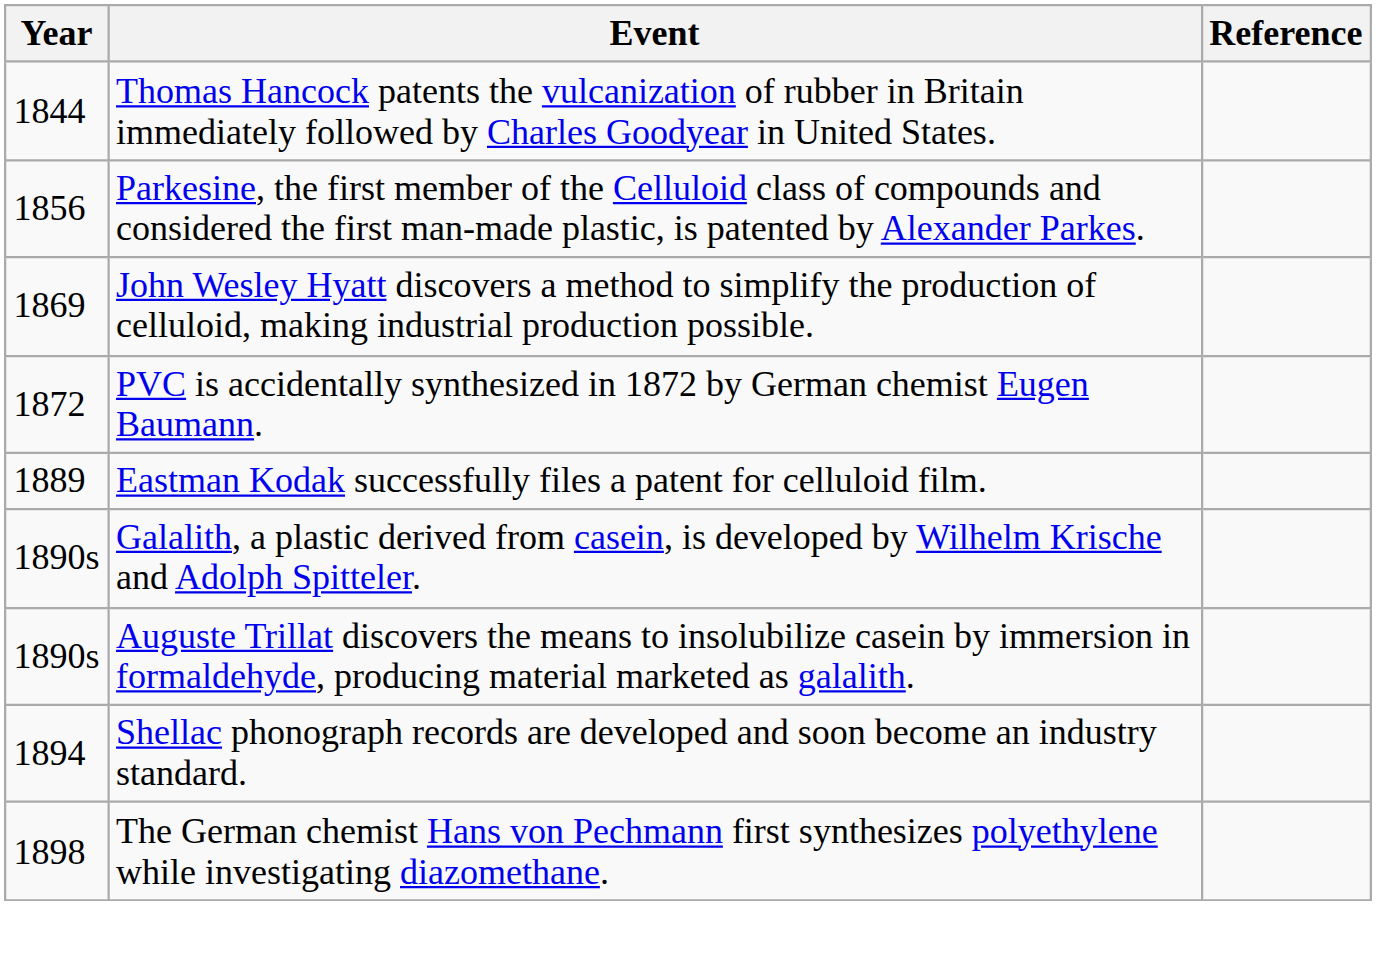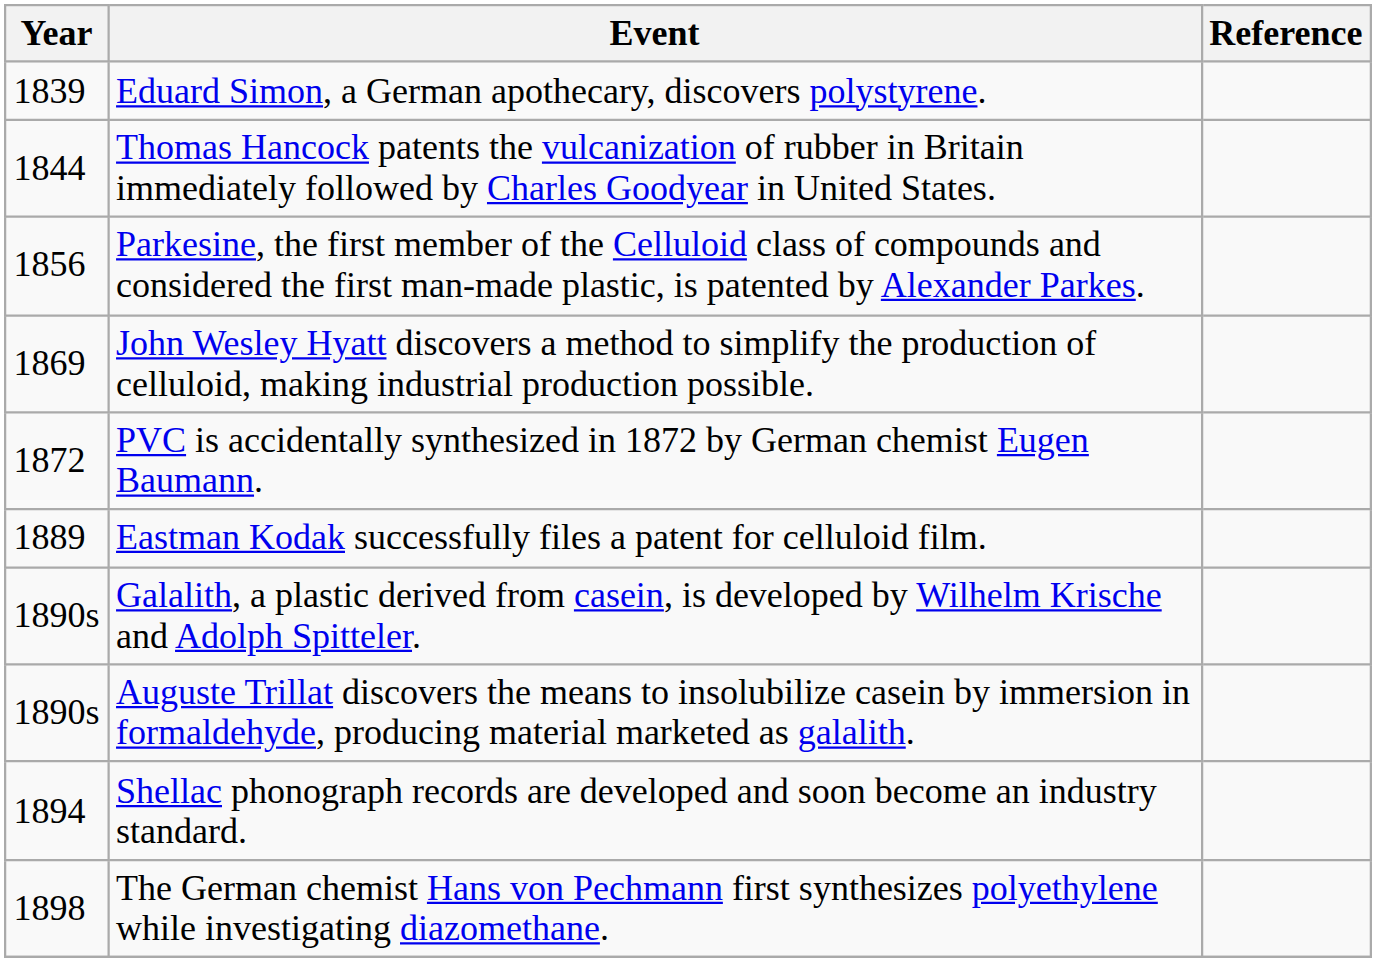+ row: (551, 90)
